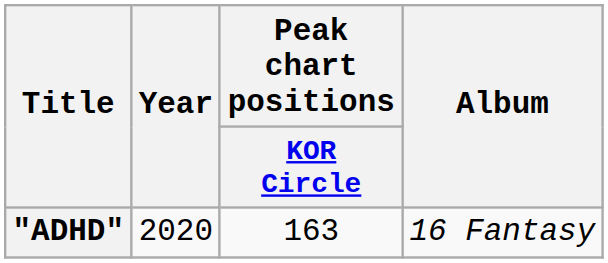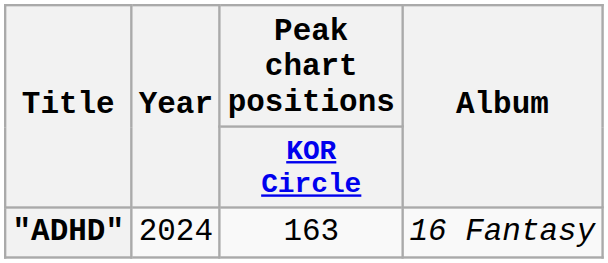(176, 232) 2020 -> (176, 232) 2024
